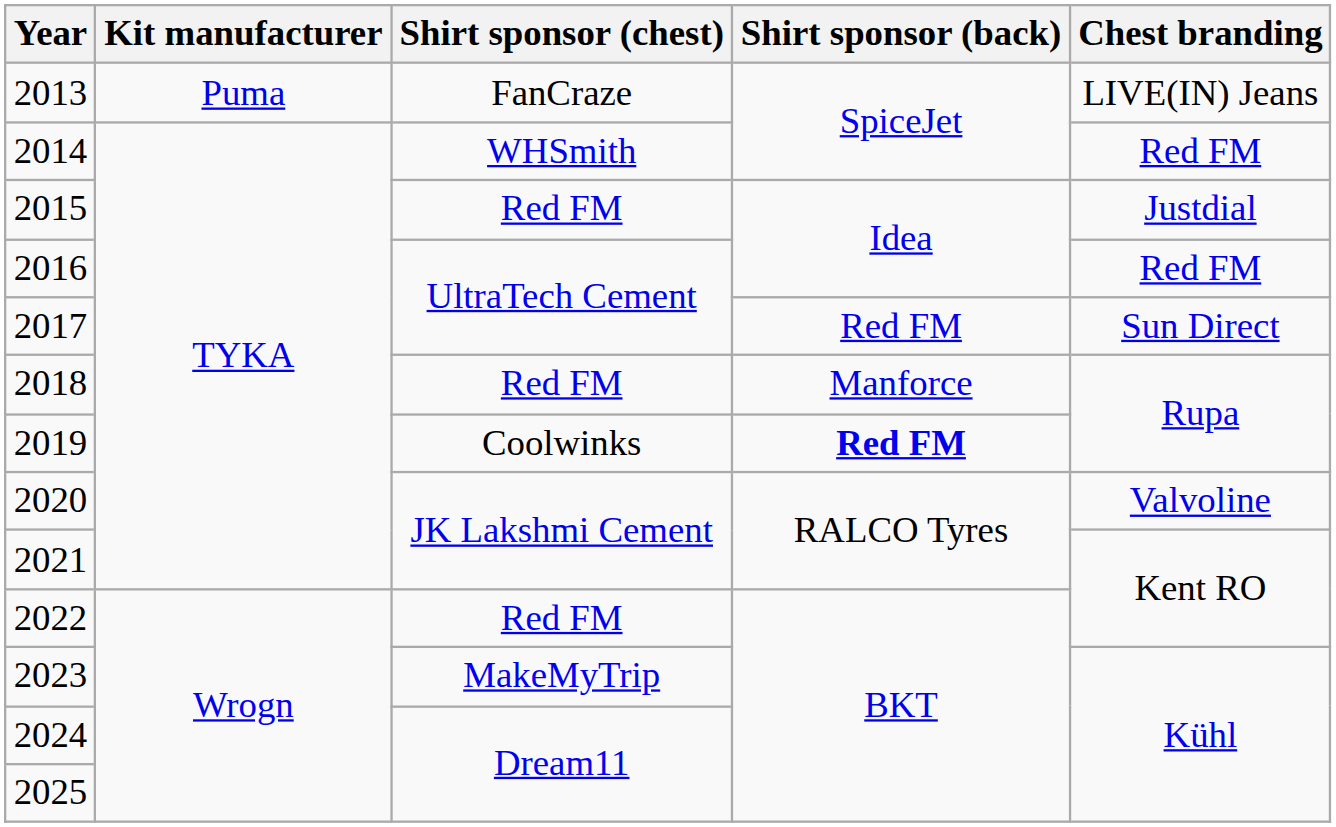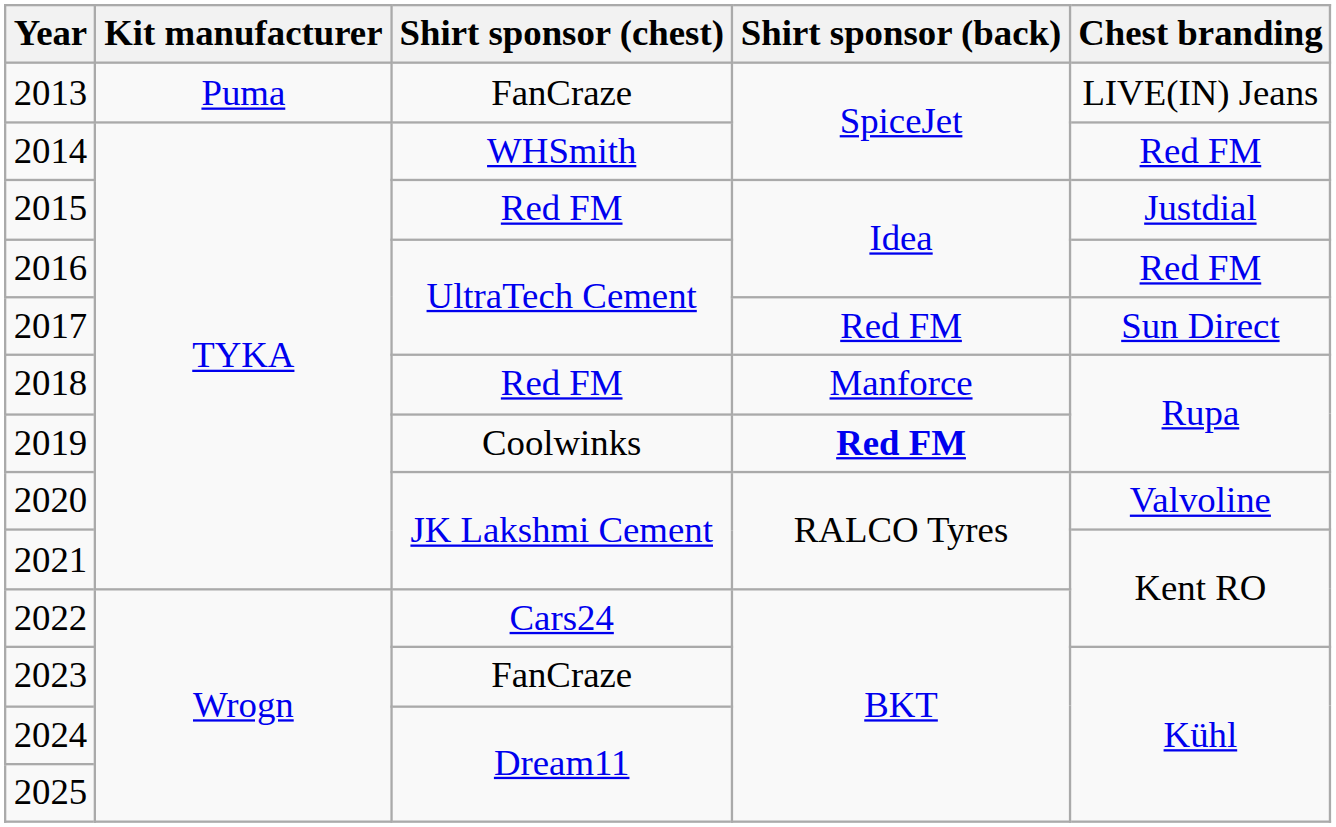(562, 617) Red FM -> (562, 617) Cars24
(562, 675) MakeMyTrip -> (562, 675) FanCraze
